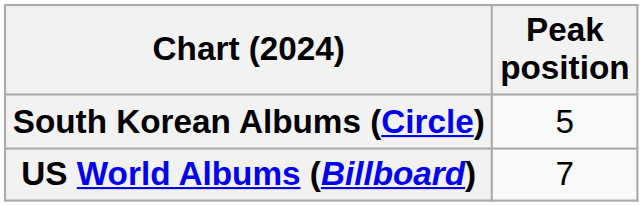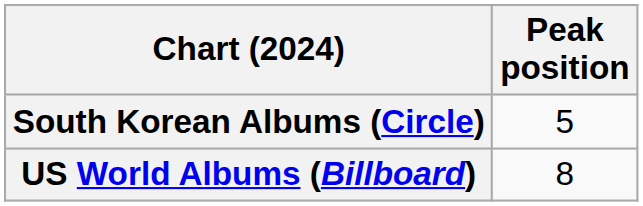(565, 173) 7 -> (565, 173) 8
